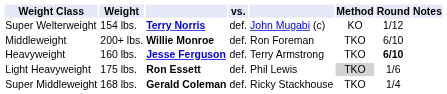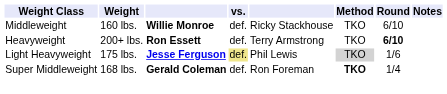- row: (51, 26)
(122, 40) 200+ lbs. -> (119, 26) 160 lbs.
(282, 40) Ron Foreman -> (292, 26) Ricky Stackhouse
(119, 55) 160 lbs. -> (122, 40) 200+ lbs.
(186, 55) Jesse Ferguson -> (174, 40) Ron Essett
(174, 70) Ron Essett -> (186, 55) Jesse Ferguson
(238, 70) no background -> (238, 55) khaki background
(292, 84) Ricky Stackhouse -> (282, 70) Ron Foreman
(355, 84) normal -> (355, 70) bold
